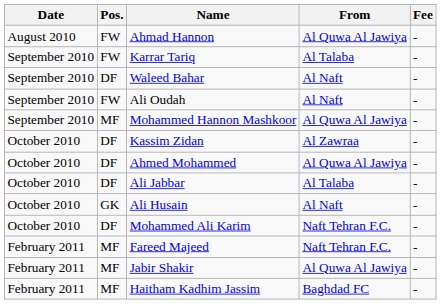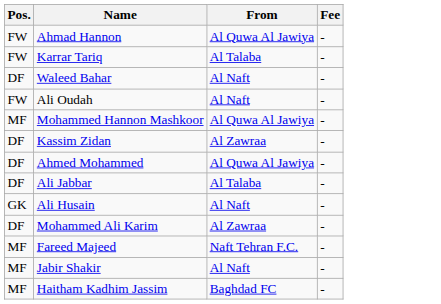- column: (51, 15)
(347, 225) Naft Tehran F.C. -> (238, 225) Al Zawraa
(355, 267) Al Quwa Al Jawiya -> (230, 267) Al Naft
